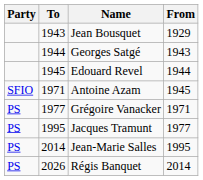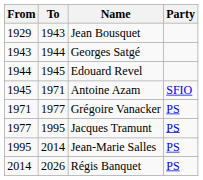columns swapped: (181, 14) <-> (21, 14)
